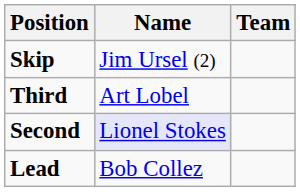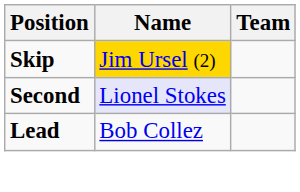(158, 58) no background -> (158, 58) gold background
- row: (39, 95)
